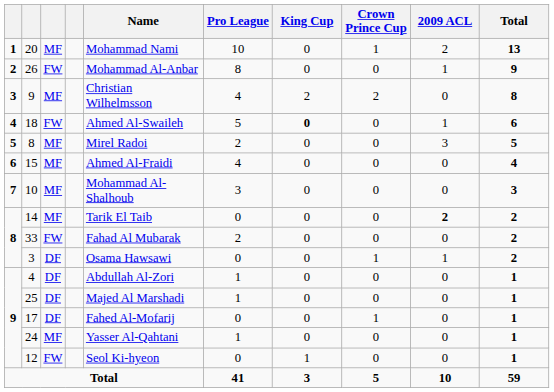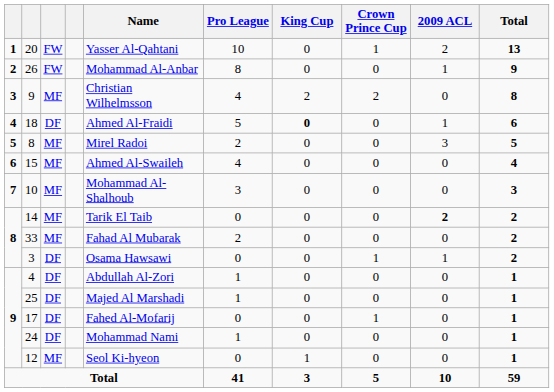(53, 48) MF -> (53, 48) FW
(132, 48) Mohammad Nami -> (132, 48) Yasser Al-Qahtani
(53, 123) FW -> (53, 123) DF
(135, 123) Ahmed Al-Swaileh -> (129, 123) Ahmed Al-Fraidi
(129, 163) Ahmed Al-Fraidi -> (135, 163) Ahmed Al-Swaileh
(53, 237) FW -> (53, 237) MF
(53, 337) MF -> (53, 337) DF
(132, 337) Yasser Al-Qahtani -> (132, 337) Mohammad Nami
(53, 357) FW -> (53, 357) MF
